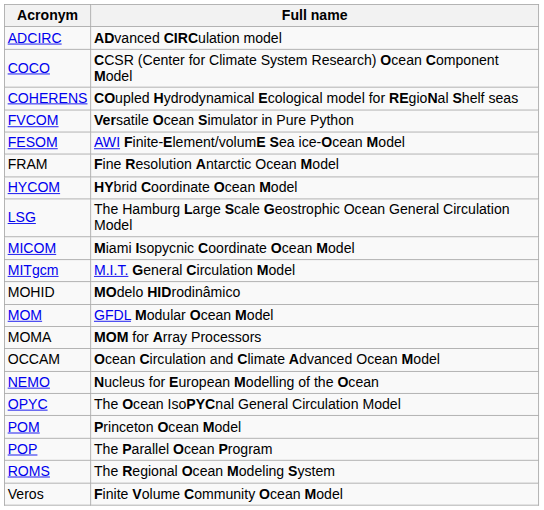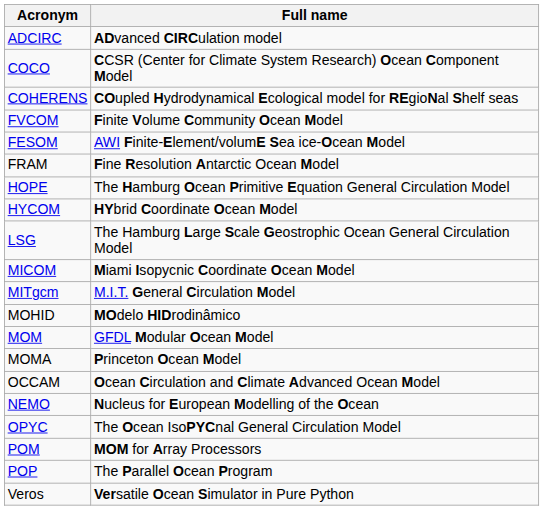(224, 120) Versatile Ocean Simulator in Pure Python -> (218, 120) Finite Volume Community Ocean Model
+ row: (28, 187)
(178, 337) MOM for Array Processors -> (168, 359) Princeton Ocean Model
(168, 426) Princeton Ocean Model -> (178, 449) MOM for Array Processors
- row: (29, 471)
(218, 493) Finite Volume Community Ocean Model -> (224, 493) Versatile Ocean Simulator in Pure Python
